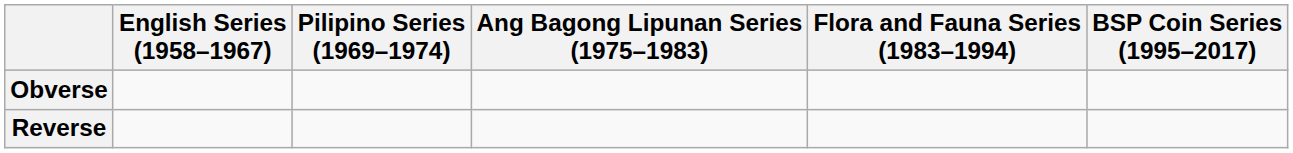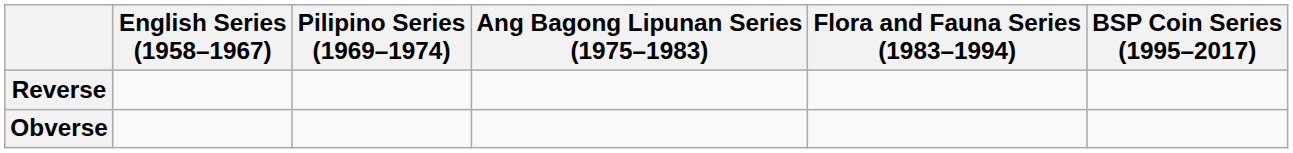rows swapped: (59, 89) <-> (59, 128)
